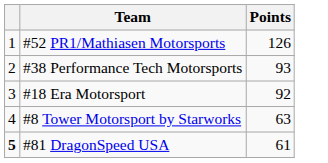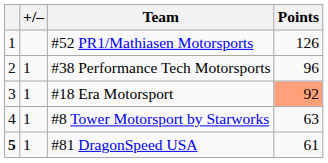+ column: (34, 17)
(283, 68) 93 -> (311, 68) 96
(283, 94) no background -> (311, 94) lightsalmon background
